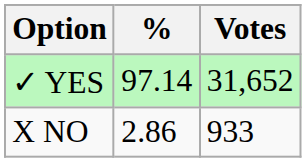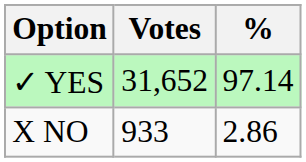columns swapped: (250, 29) <-> (157, 29)
